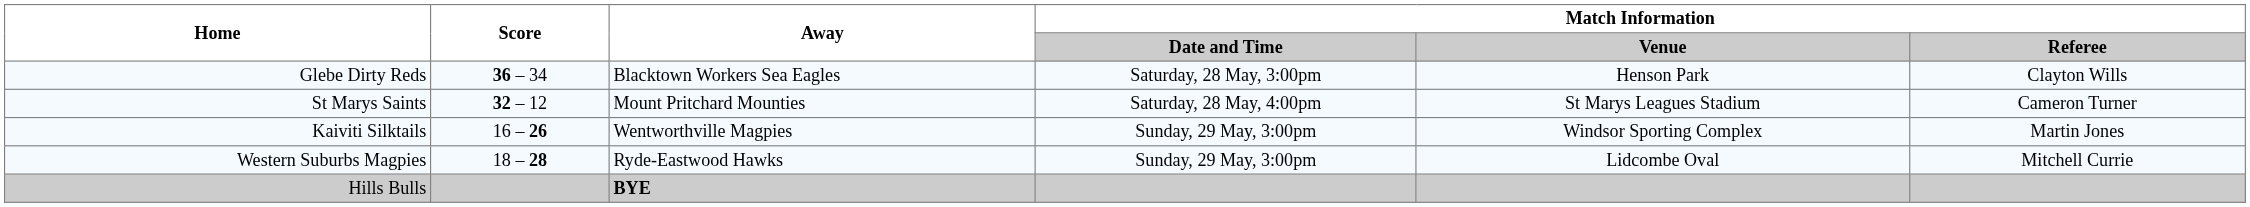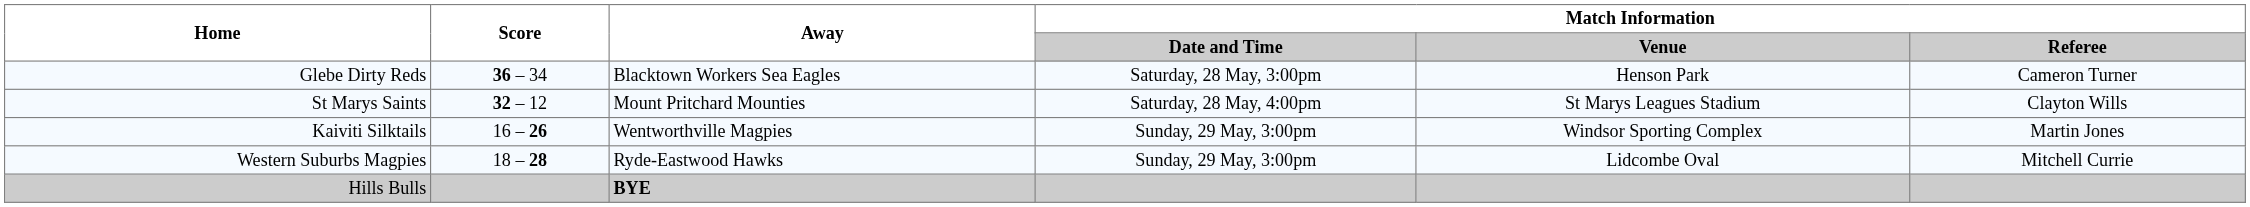(2077, 75) Clayton Wills -> (2077, 75) Cameron Turner
(2077, 103) Cameron Turner -> (2077, 103) Clayton Wills
